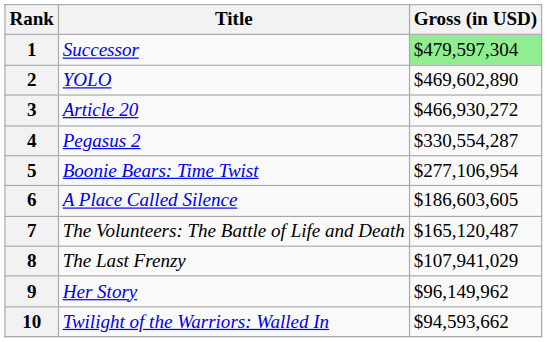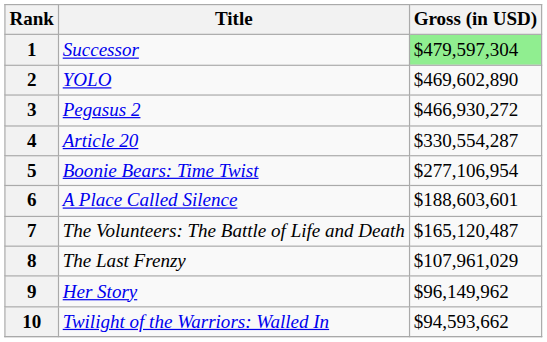(101, 110) Article 20 -> (102, 110) Pegasus 2
(102, 140) Pegasus 2 -> (101, 140) Article 20
(466, 200) $186,603,605 -> (466, 200) $188,603,601
(466, 261) $107,941,029 -> (466, 261) $107,961,029
